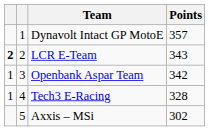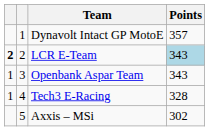(178, 55) no background -> (178, 55) lightblue background
(178, 75) 342 -> (178, 75) 343
